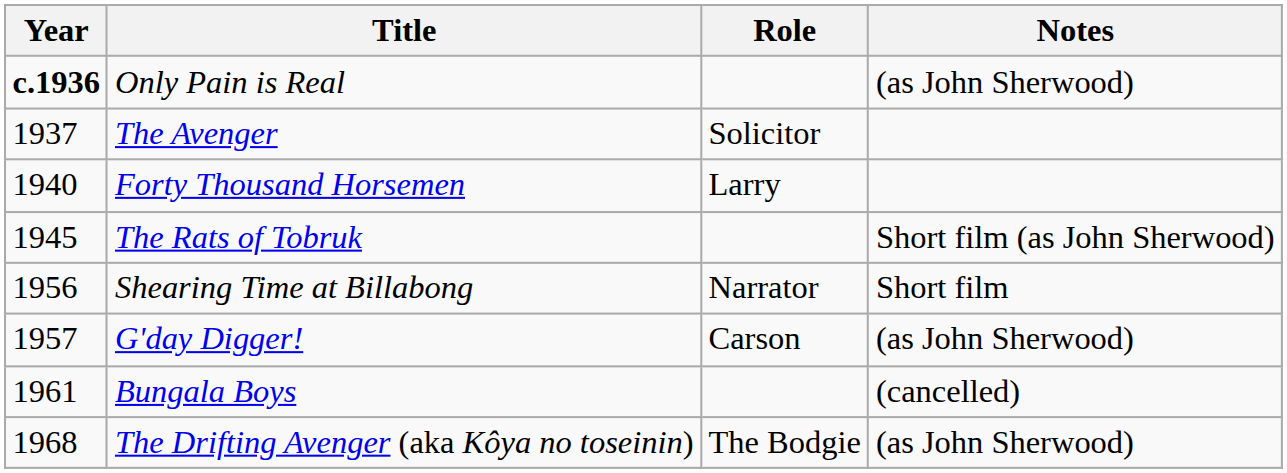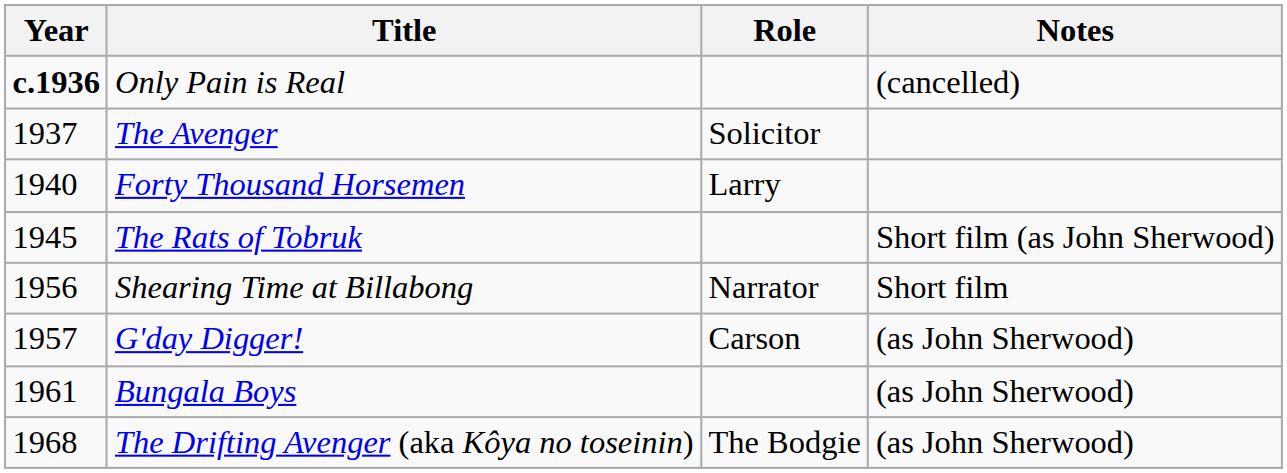(1005, 81) (as John Sherwood) -> (948, 81) (cancelled)
(948, 390) (cancelled) -> (1005, 390) (as John Sherwood)
